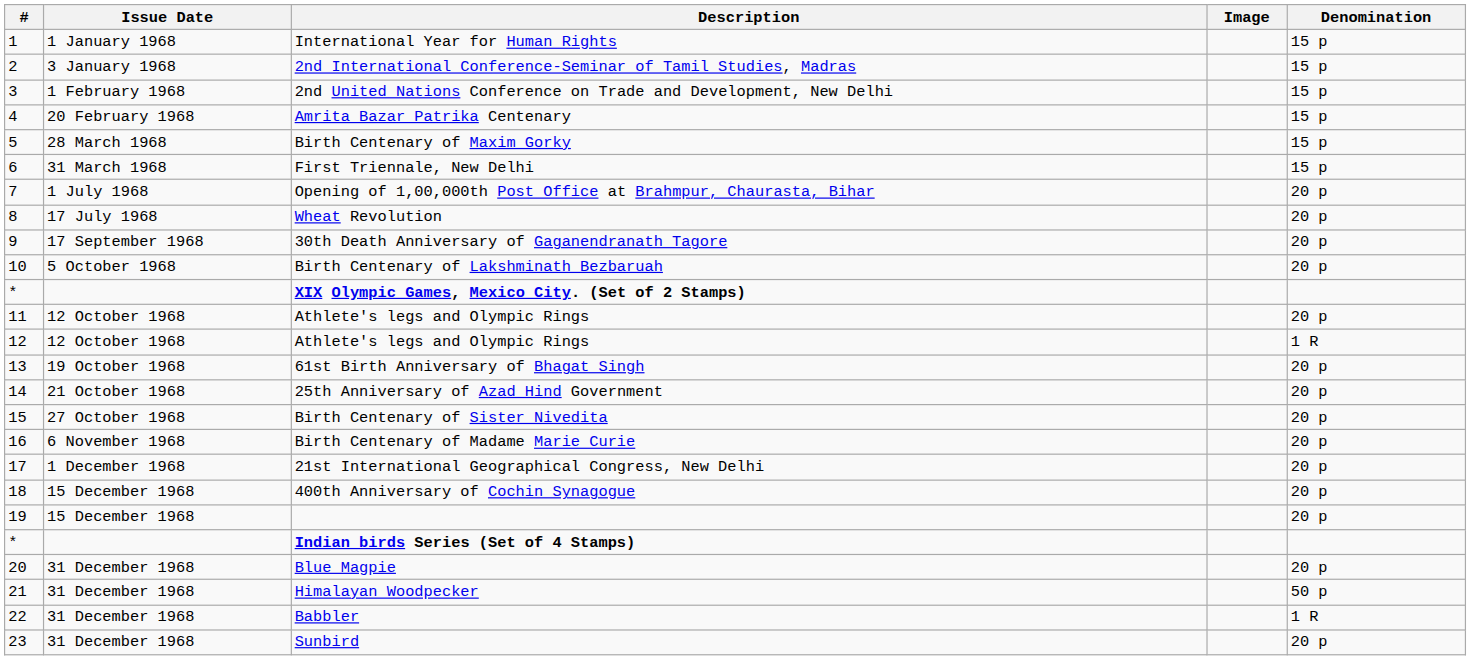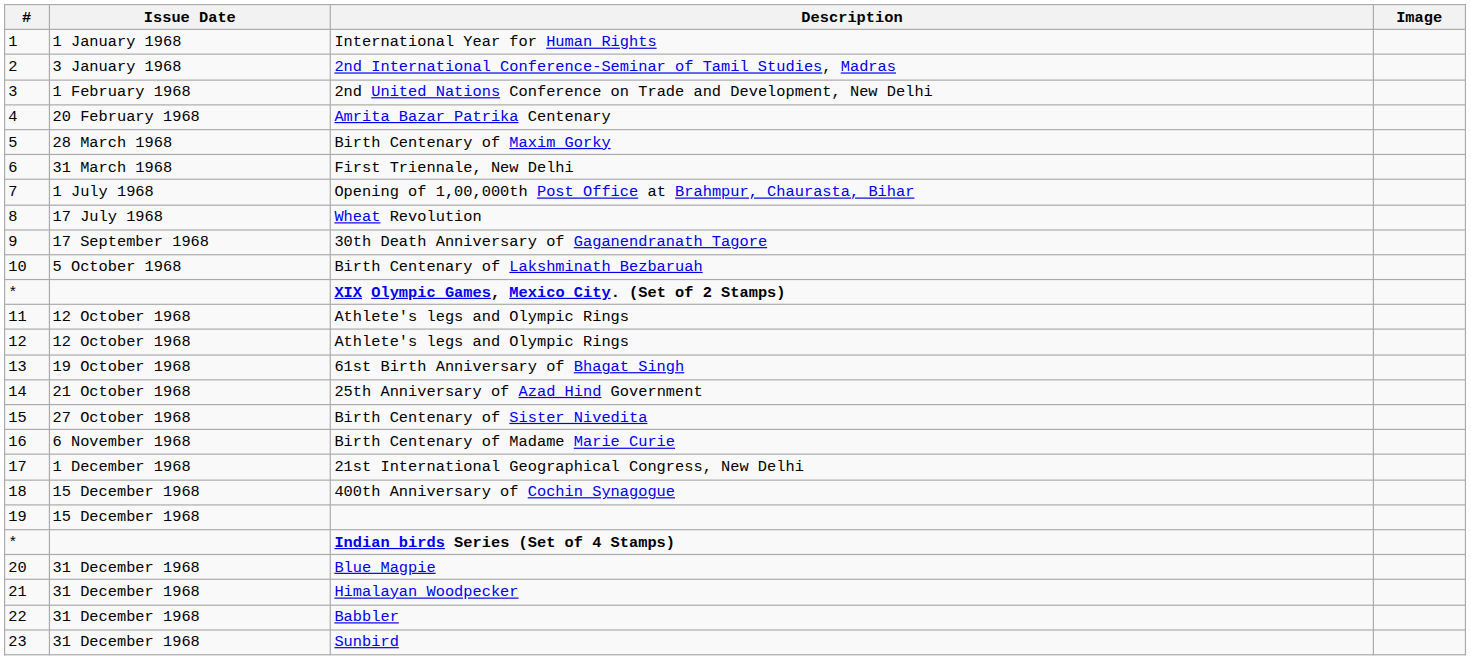- column: (1376, 17)
